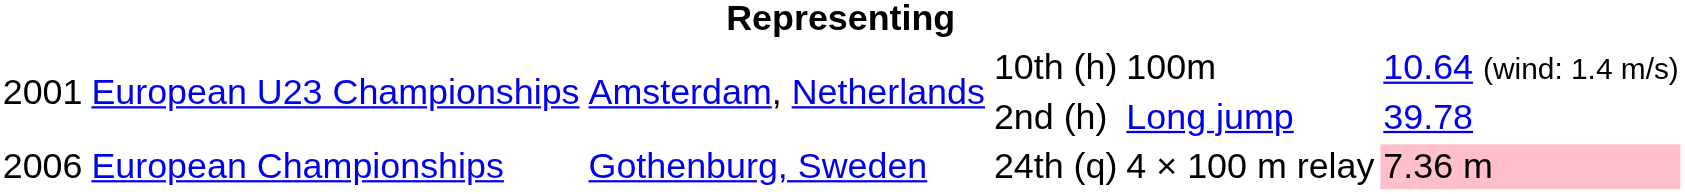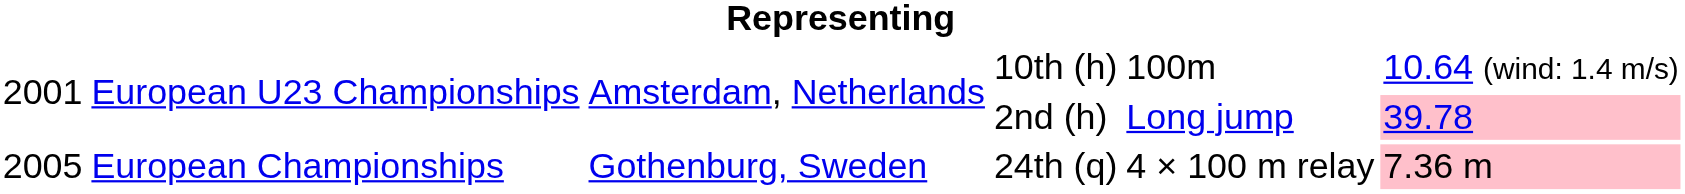(1428, 116) no background -> (1428, 116) pink background
(43, 166) 2006 -> (43, 166) 2005
